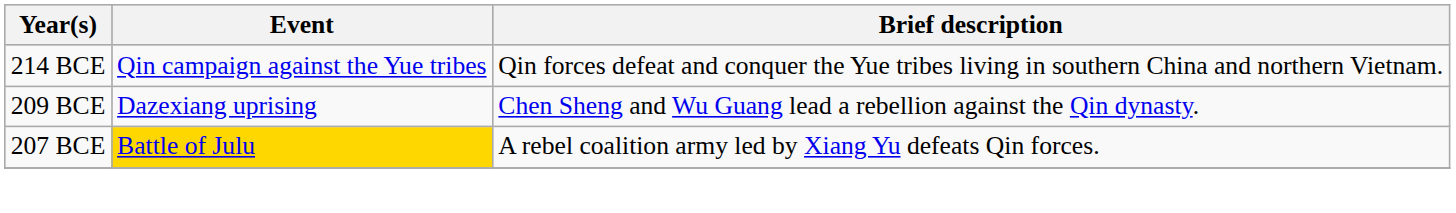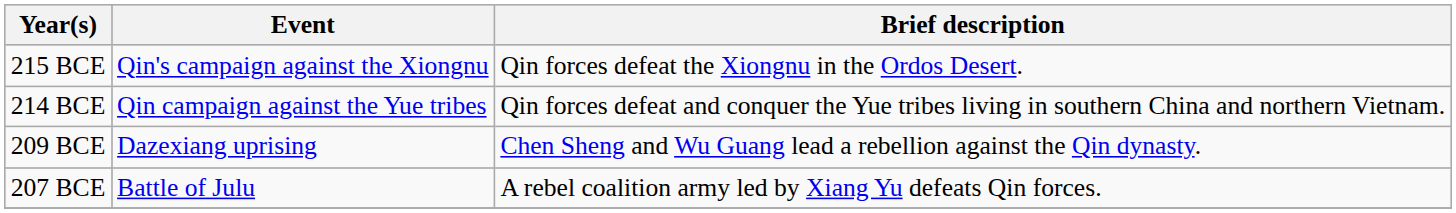+ row: (58, 65)
(186, 146) gold background -> (186, 187) no background
